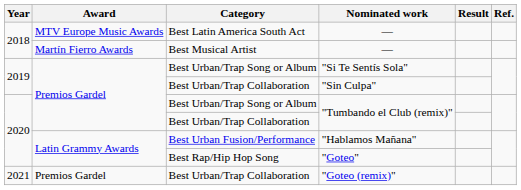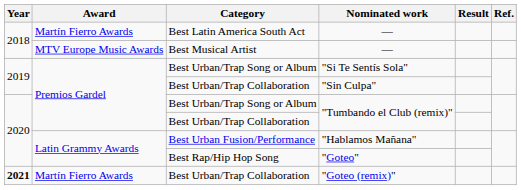(99, 31) MTV Europe Music Awards -> (84, 31) Martín Fierro Awards
(84, 49) Martín Fierro Awards -> (99, 49) MTV Europe Music Awards
(18, 175) normal -> (18, 175) bold
(70, 175) Premios Gardel -> (84, 175) Martín Fierro Awards
